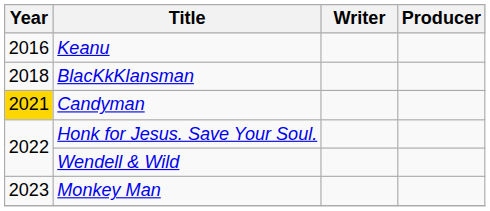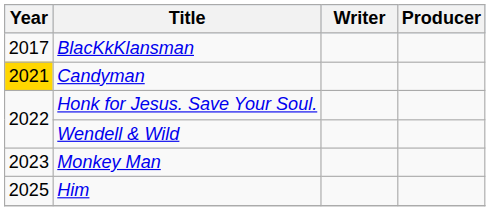- row: (83, 47)
(29, 76) 2018 -> (29, 47) 2017
+ row: (73, 190)
